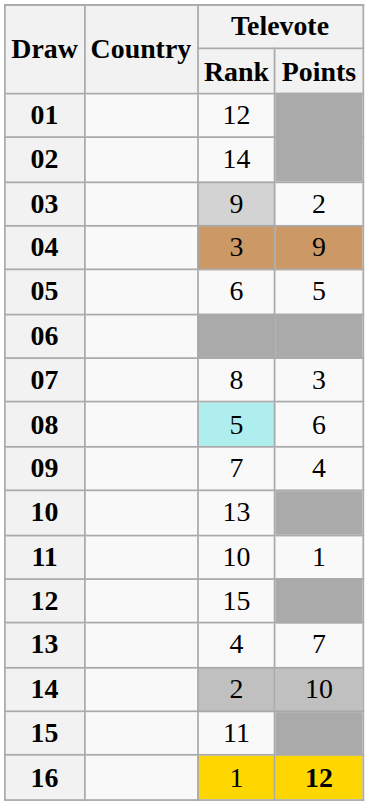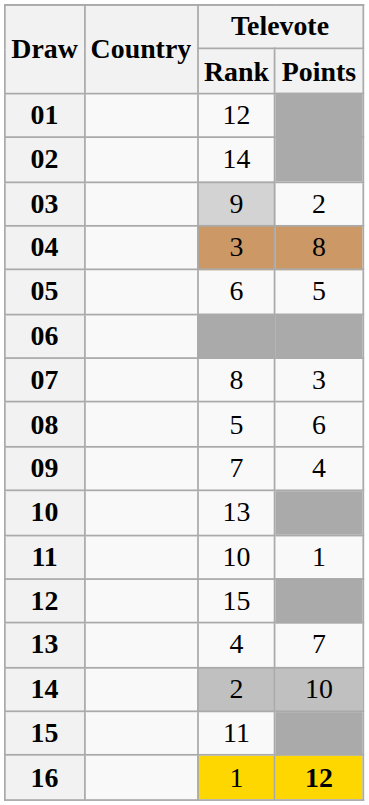(319, 247) 9 -> (319, 247) 8
(236, 423) paleturquoise background -> (236, 423) no background
